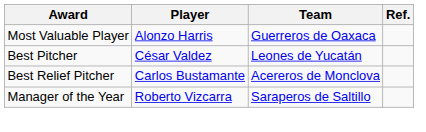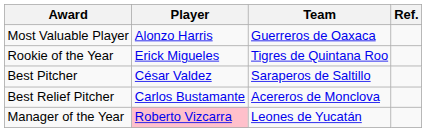+ row: (60, 55)
(306, 55) Leones de Yucatán -> (311, 76) Saraperos de Saltillo
(183, 96) no background -> (183, 117) pink background
(311, 96) Saraperos de Saltillo -> (306, 117) Leones de Yucatán
